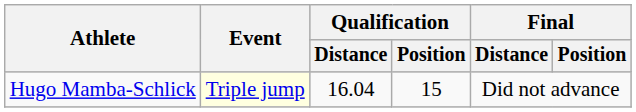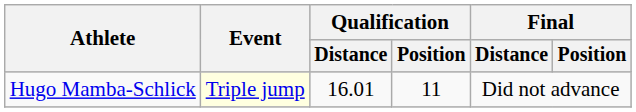(351, 89) 16.04 -> (351, 89) 16.01
(431, 89) 15 -> (431, 89) 11
